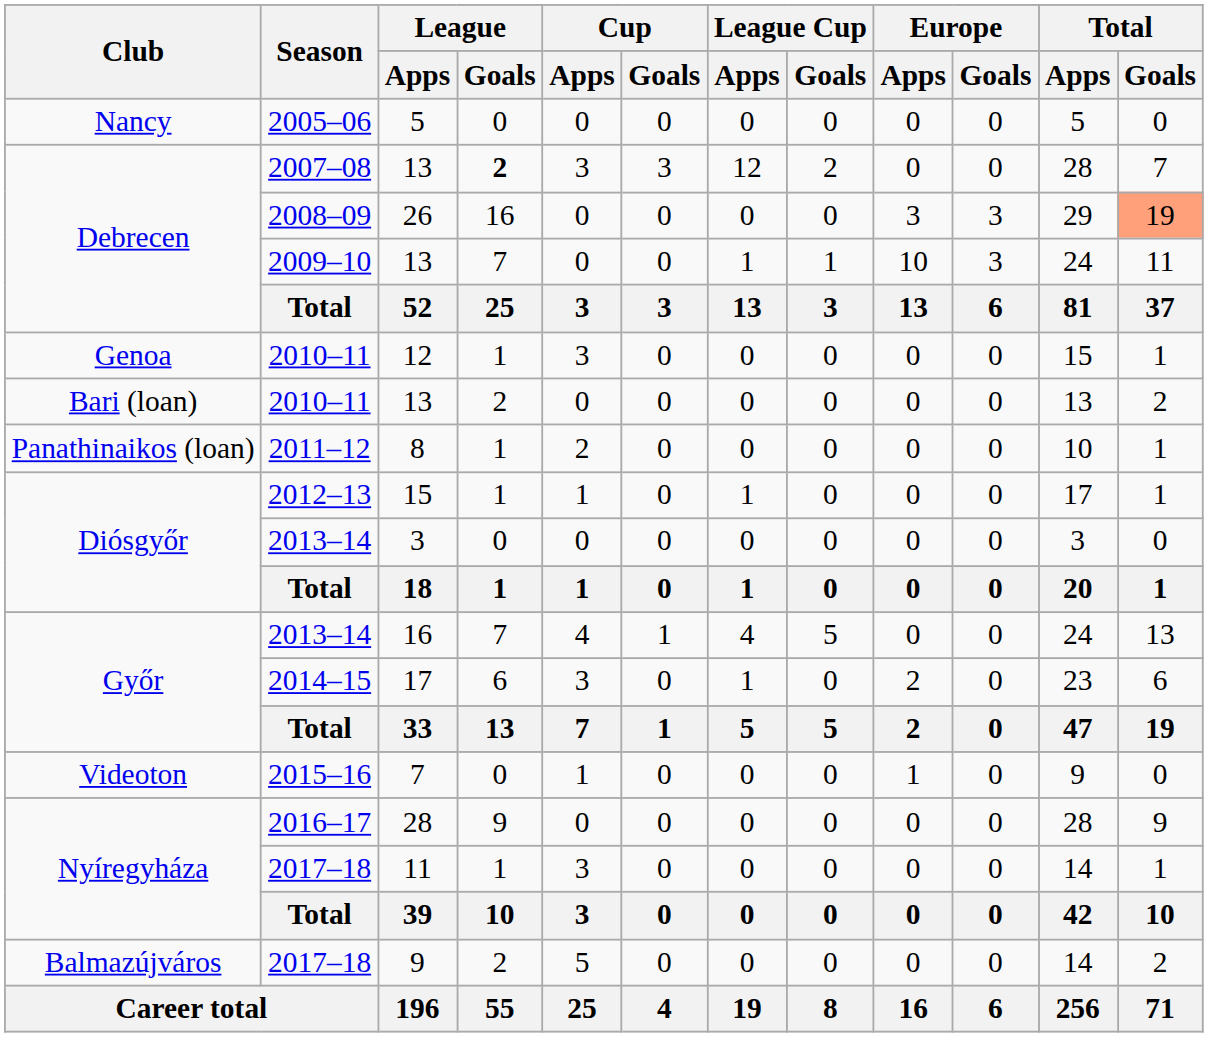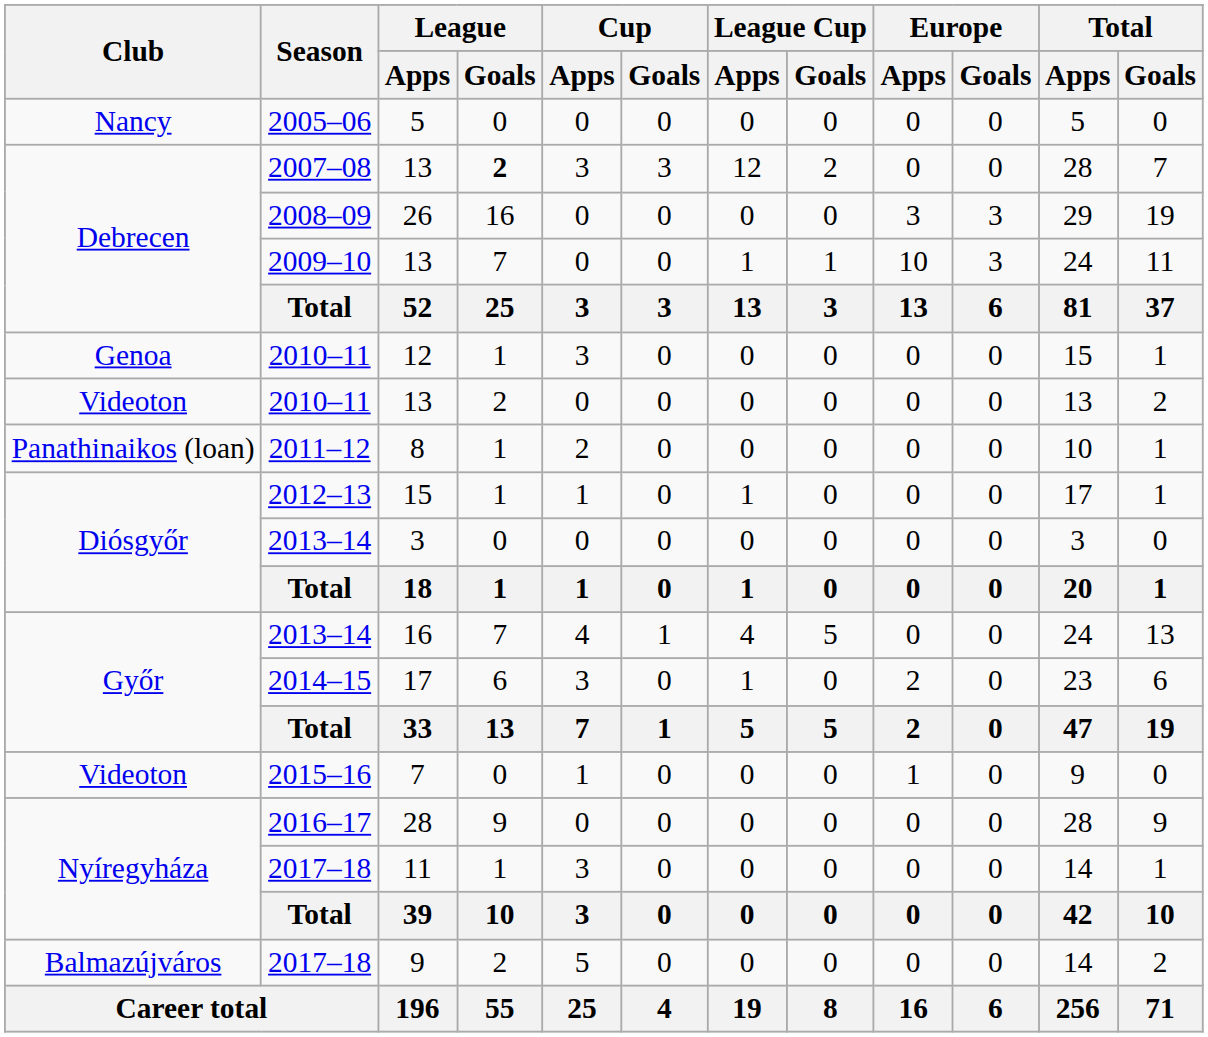(1160, 214) lightsalmon background -> (1160, 214) no background
(133, 401) Bari (loan) -> (133, 401) Videoton
